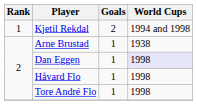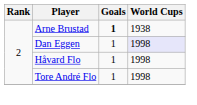- row: (62, 28)
(113, 44) normal -> (113, 28) bold
